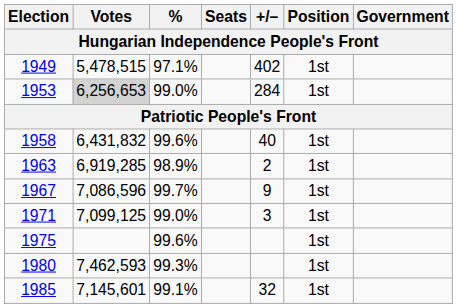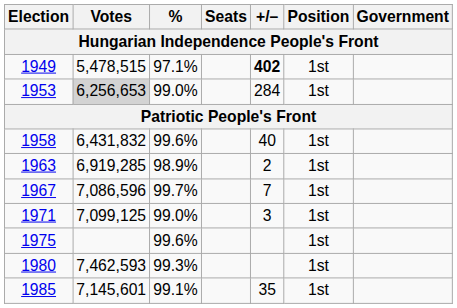(267, 66) normal -> (267, 66) bold
(267, 191) 9 -> (267, 191) 7
(267, 290) 32 -> (267, 290) 35
